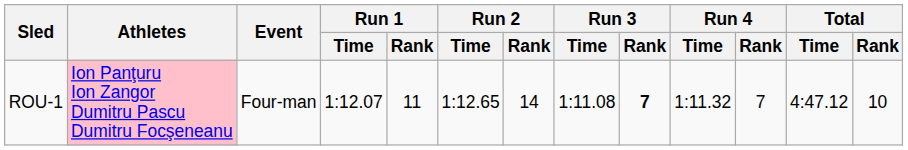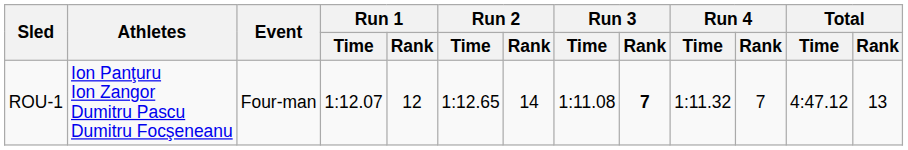(152, 103) pink background -> (152, 103) no background
(412, 103) 11 -> (412, 103) 12
(878, 103) 10 -> (878, 103) 13
